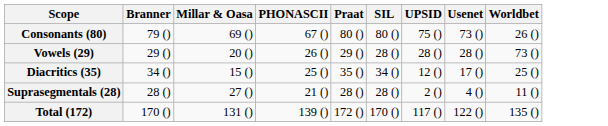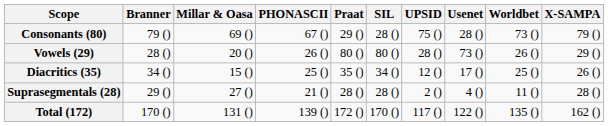+ column: (572, 14)
(352, 33) 80 () -> (352, 33) 29 ()
(387, 33) 80 () -> (387, 33) 28 ()
(471, 33) 73 () -> (471, 33) 28 ()
(527, 33) 26 () -> (527, 33) 73 ()
(159, 53) 29 () -> (159, 53) 28 ()
(352, 53) 29 () -> (352, 53) 80 ()
(387, 53) 28 () -> (387, 53) 80 ()
(471, 53) 28 () -> (471, 53) 73 ()
(527, 53) 73 () -> (527, 53) 26 ()
(159, 92) 28 () -> (159, 92) 29 ()
